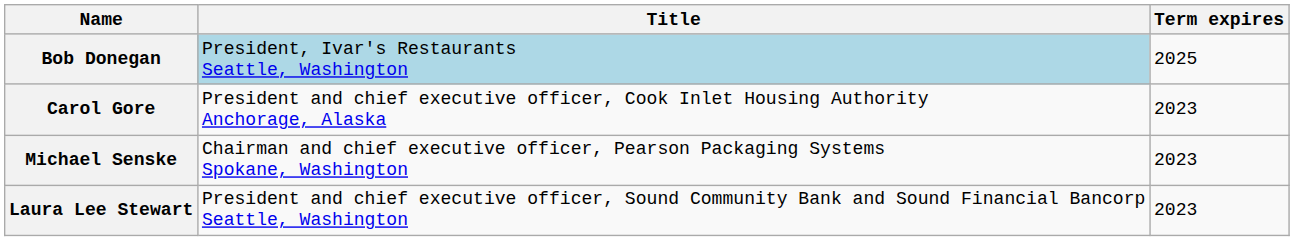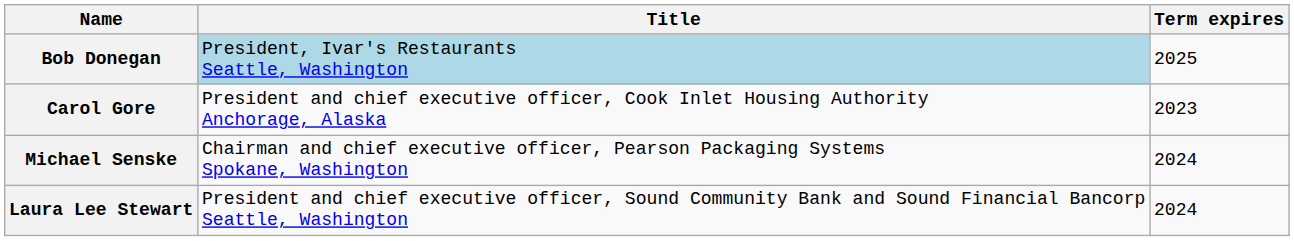(1176, 160) 2023 -> (1176, 160) 2024
(1176, 210) 2023 -> (1176, 210) 2024
